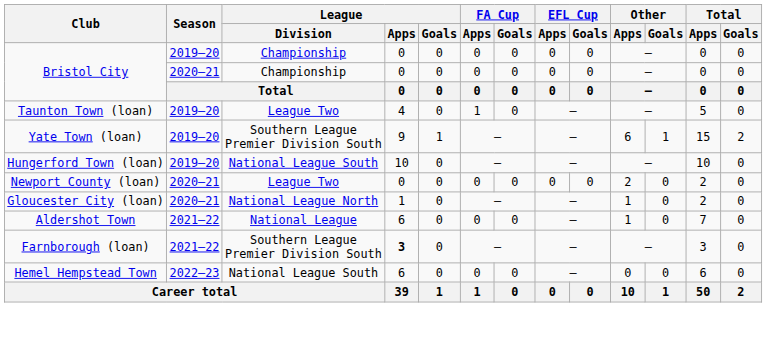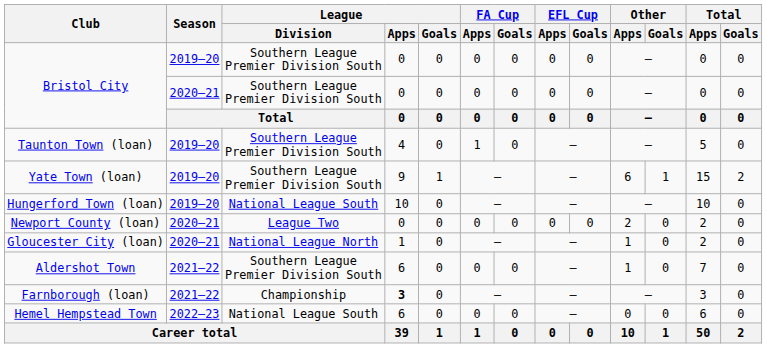(303, 53) Championship -> (303, 59) Southern League Premier Division South
(303, 72) Championship -> (303, 92) Southern League Premier Division South
(303, 110) League Two -> (303, 145) Southern League Premier Division South
(303, 221) National League -> (303, 268) Southern League Premier Division South
(303, 247) Southern League Premier Division South -> (303, 294) Championship
